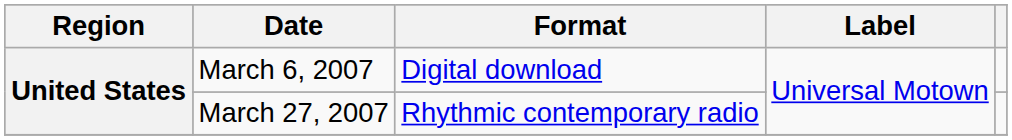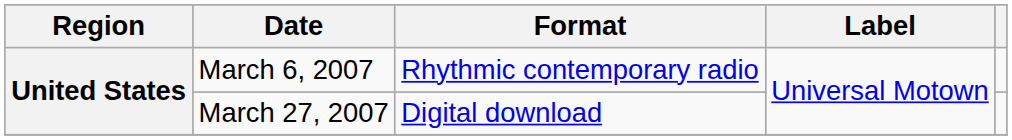(502, 69) Digital download -> (580, 69) Rhythmic contemporary radio
(580, 112) Rhythmic contemporary radio -> (502, 112) Digital download
